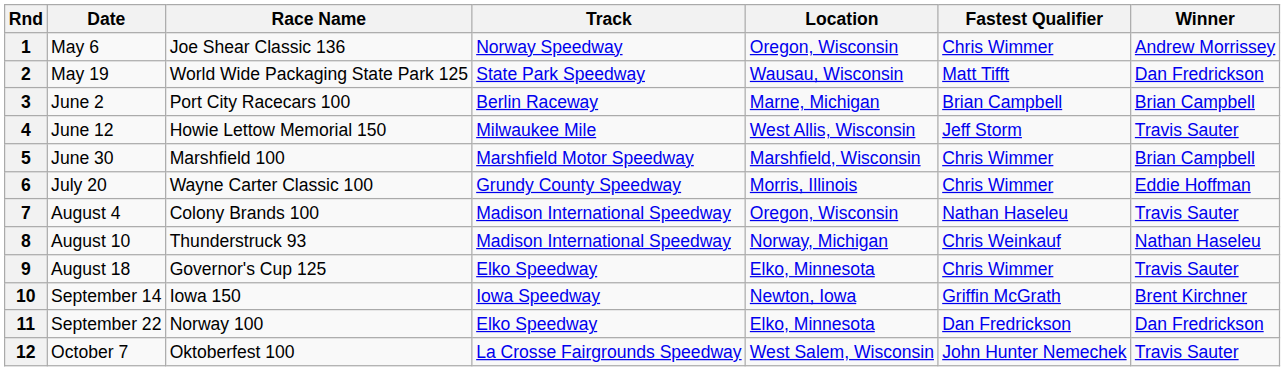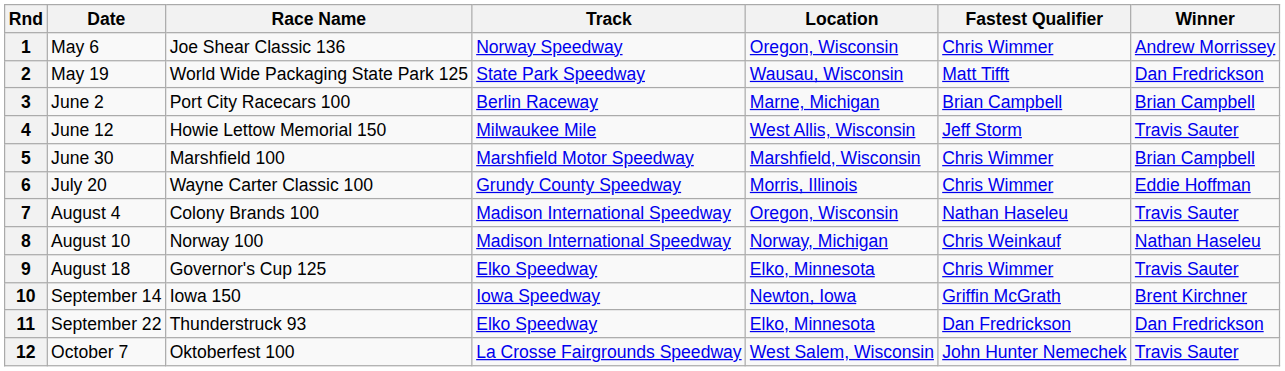(238, 241) Thunderstruck 93 -> (216, 241) Norway 100
(216, 324) Norway 100 -> (238, 324) Thunderstruck 93
